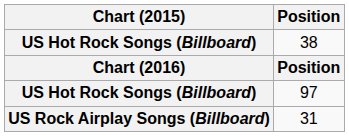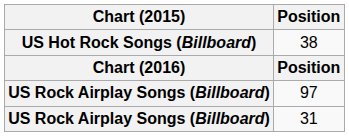(139, 93) US Hot Rock Songs (Billboard) -> (139, 93) US Rock Airplay Songs (Billboard)
